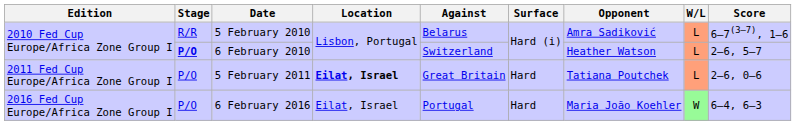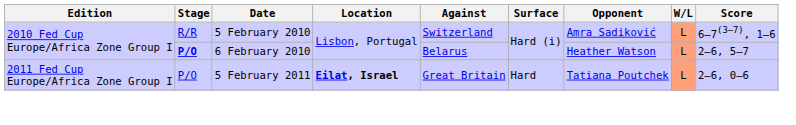(445, 32) Belarus -> (458, 32) Switzerland
(458, 51) Switzerland -> (445, 51) Belarus
- row: (263, 105)
